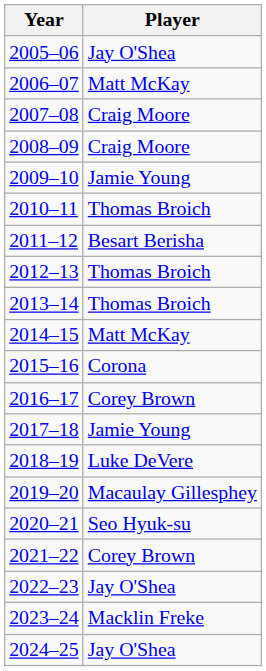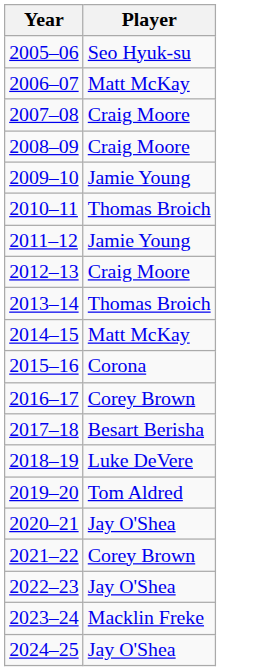(132, 51) Jay O'Shea -> (139, 51) Seo Hyuk-su
(146, 240) Besart Berisha -> (139, 240) Jamie Young
(149, 271) Thomas Broich -> (139, 271) Craig Moore
(139, 429) Jamie Young -> (146, 429) Besart Berisha
(172, 492) Macaulay Gillesphey -> (135, 492) Tom Aldred
(139, 523) Seo Hyuk-su -> (132, 523) Jay O'Shea
